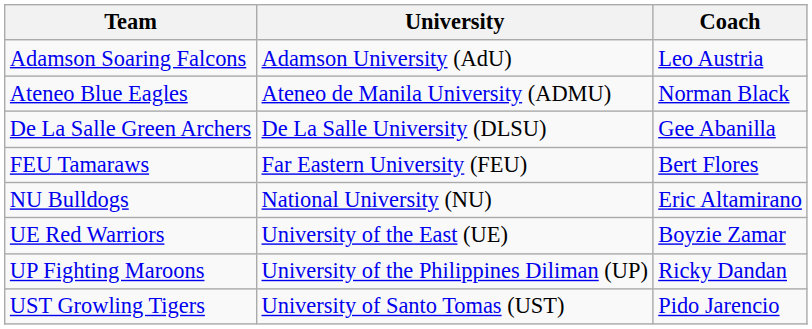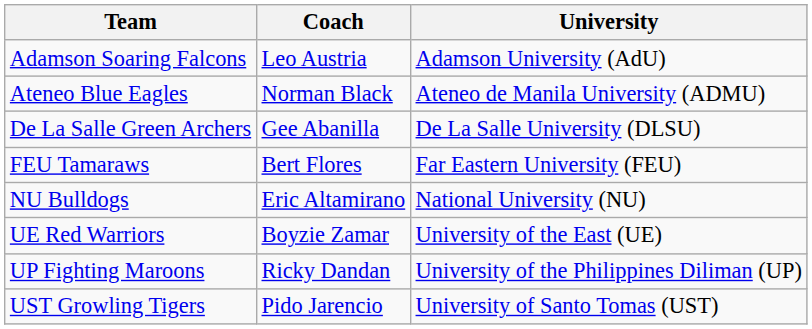columns swapped: (455, 22) <-> (730, 22)
